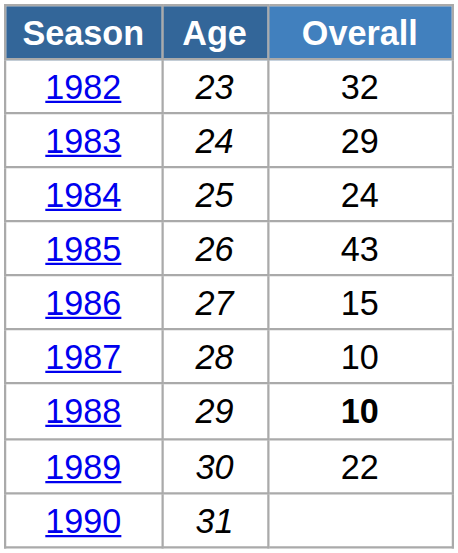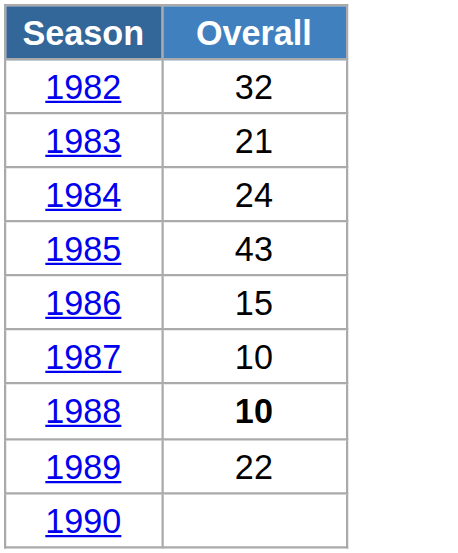- column: (214, 32)
(360, 141) 29 -> (254, 141) 21
